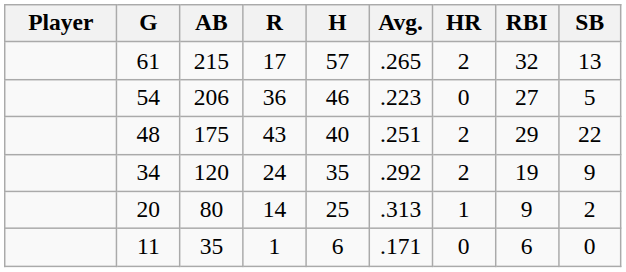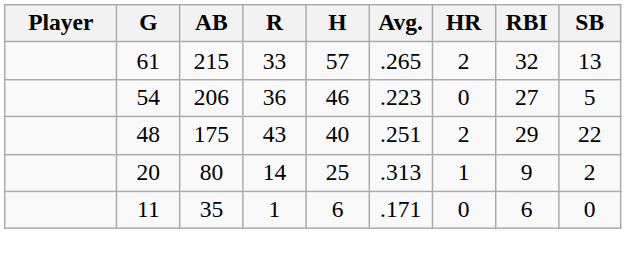(274, 60) 17 -> (274, 60) 33
- row: (148, 172)
